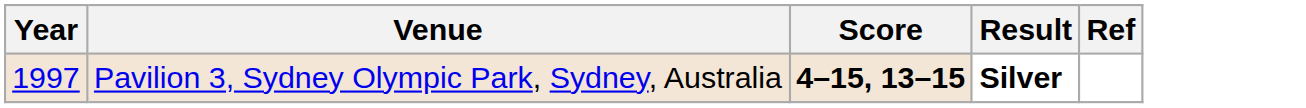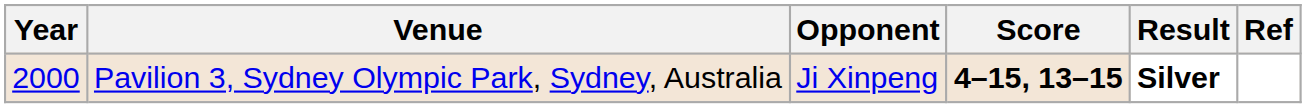+ column: (868, 29)
(46, 77) 1997 -> (46, 77) 2000
